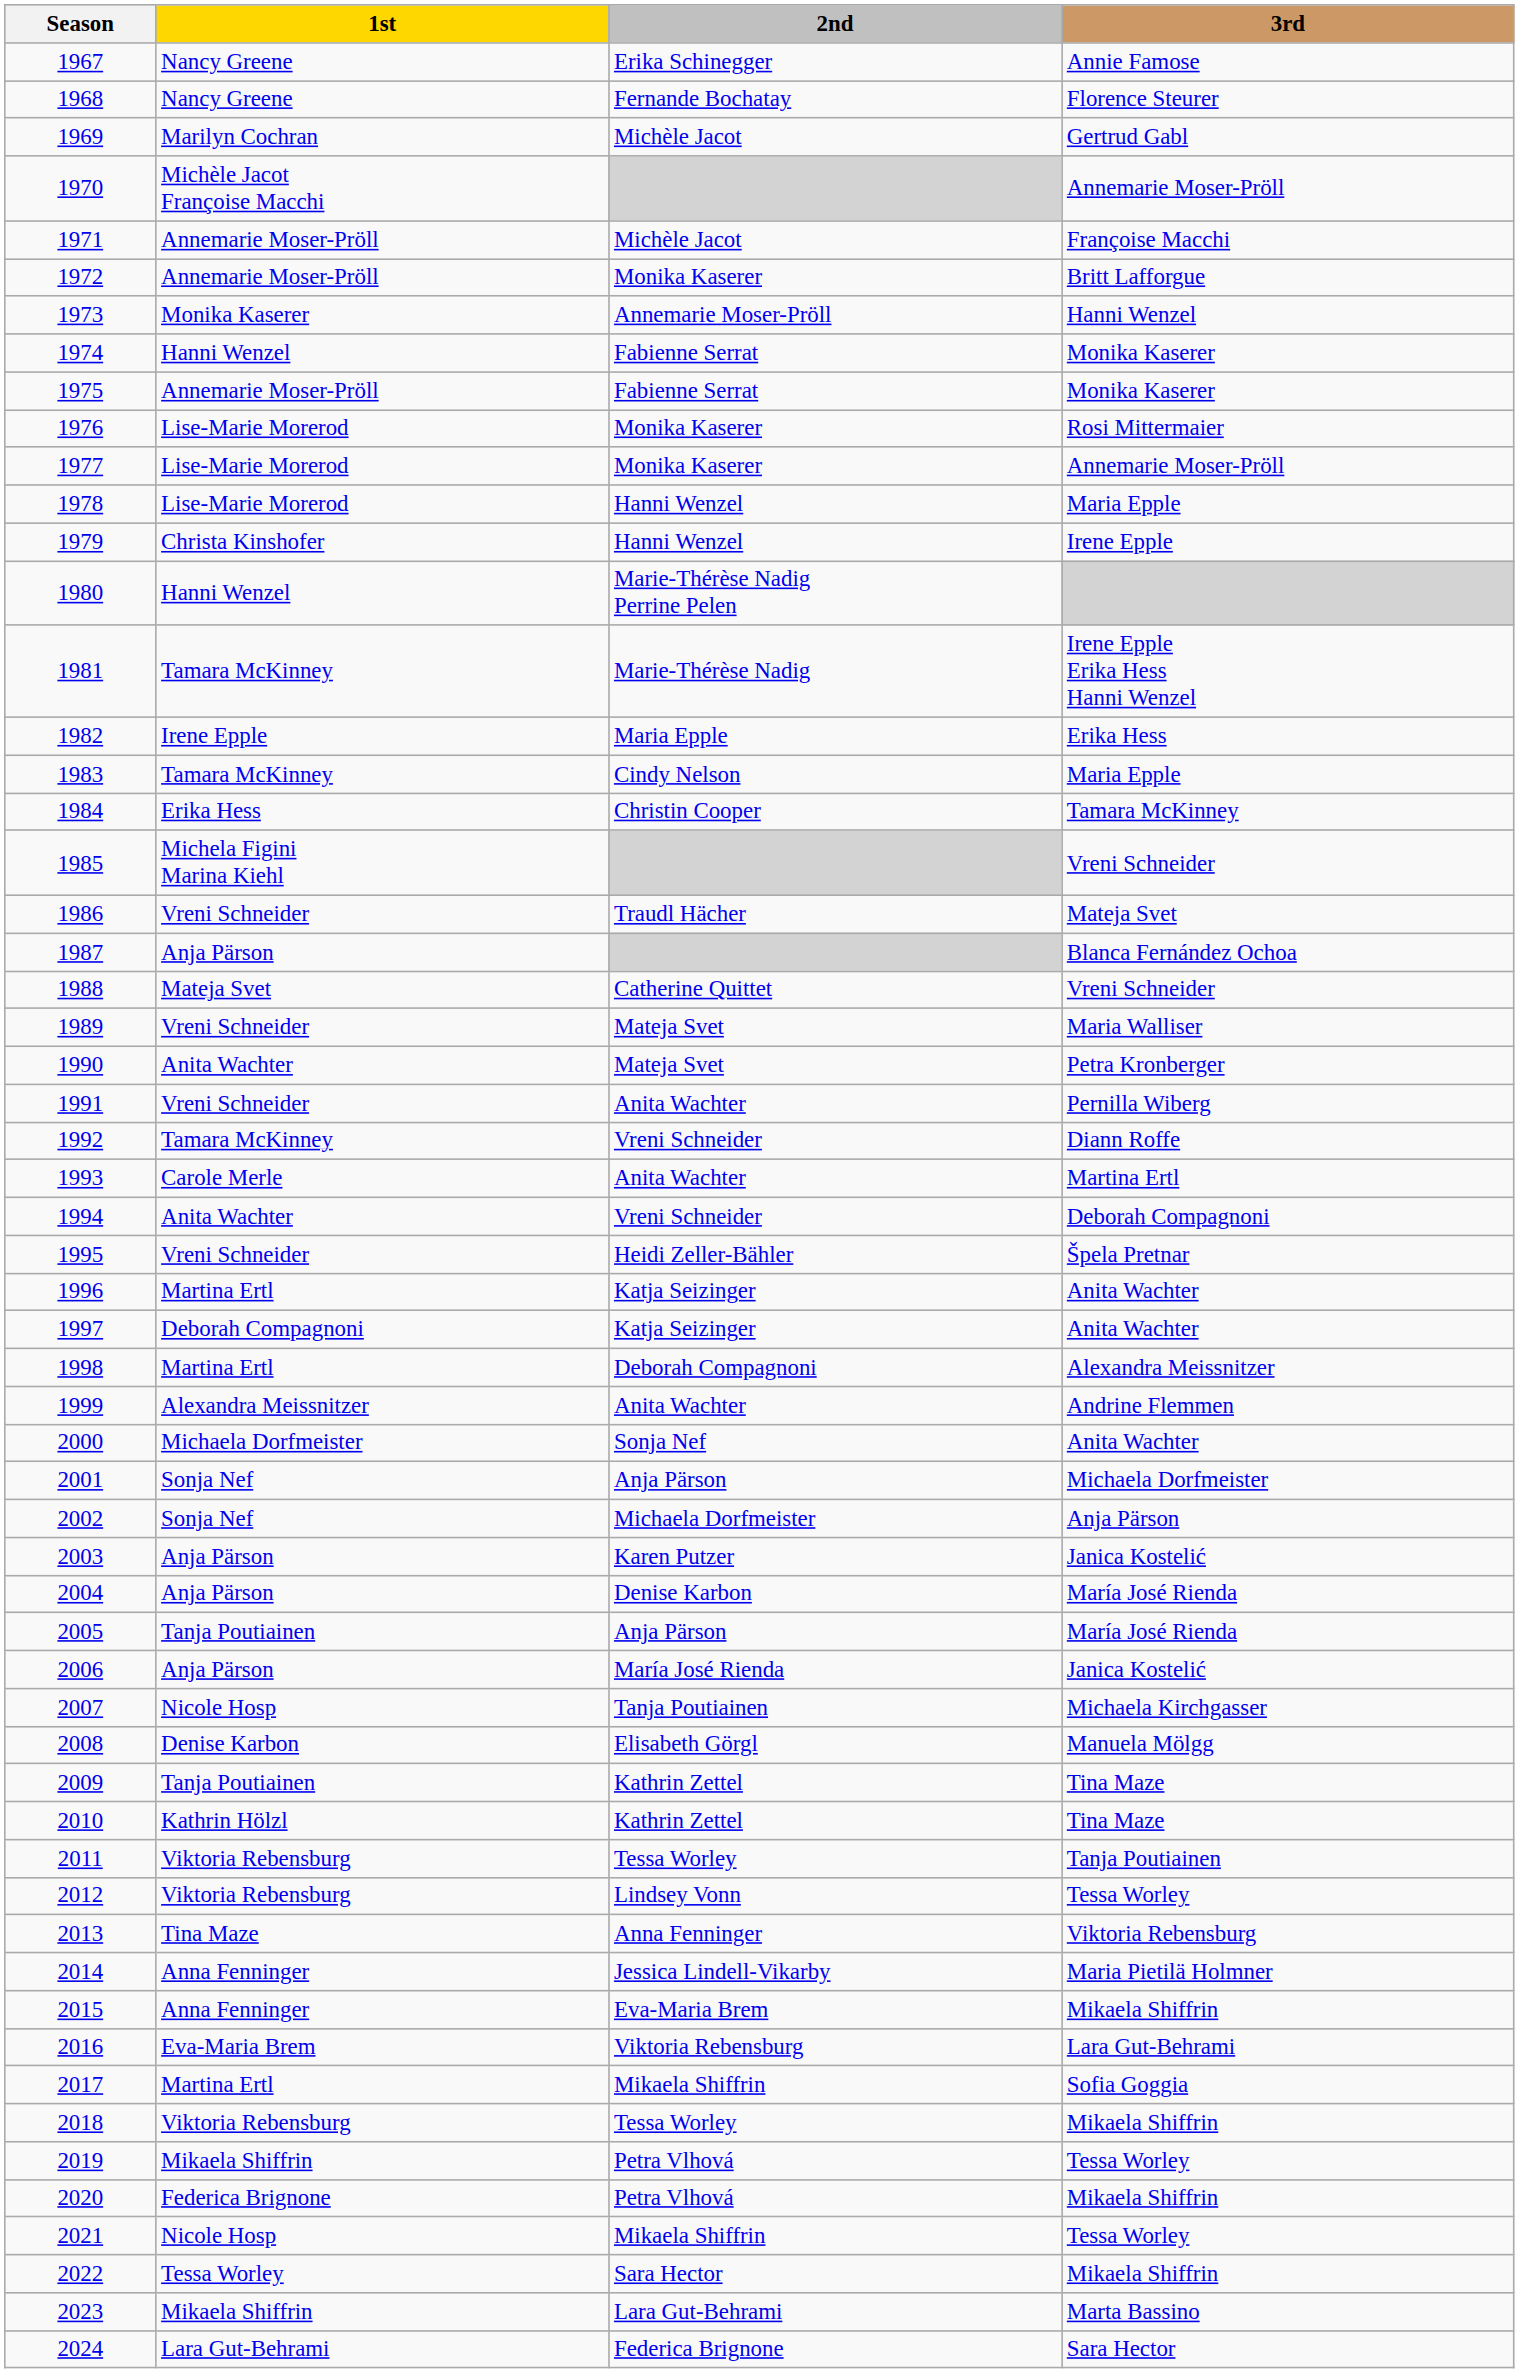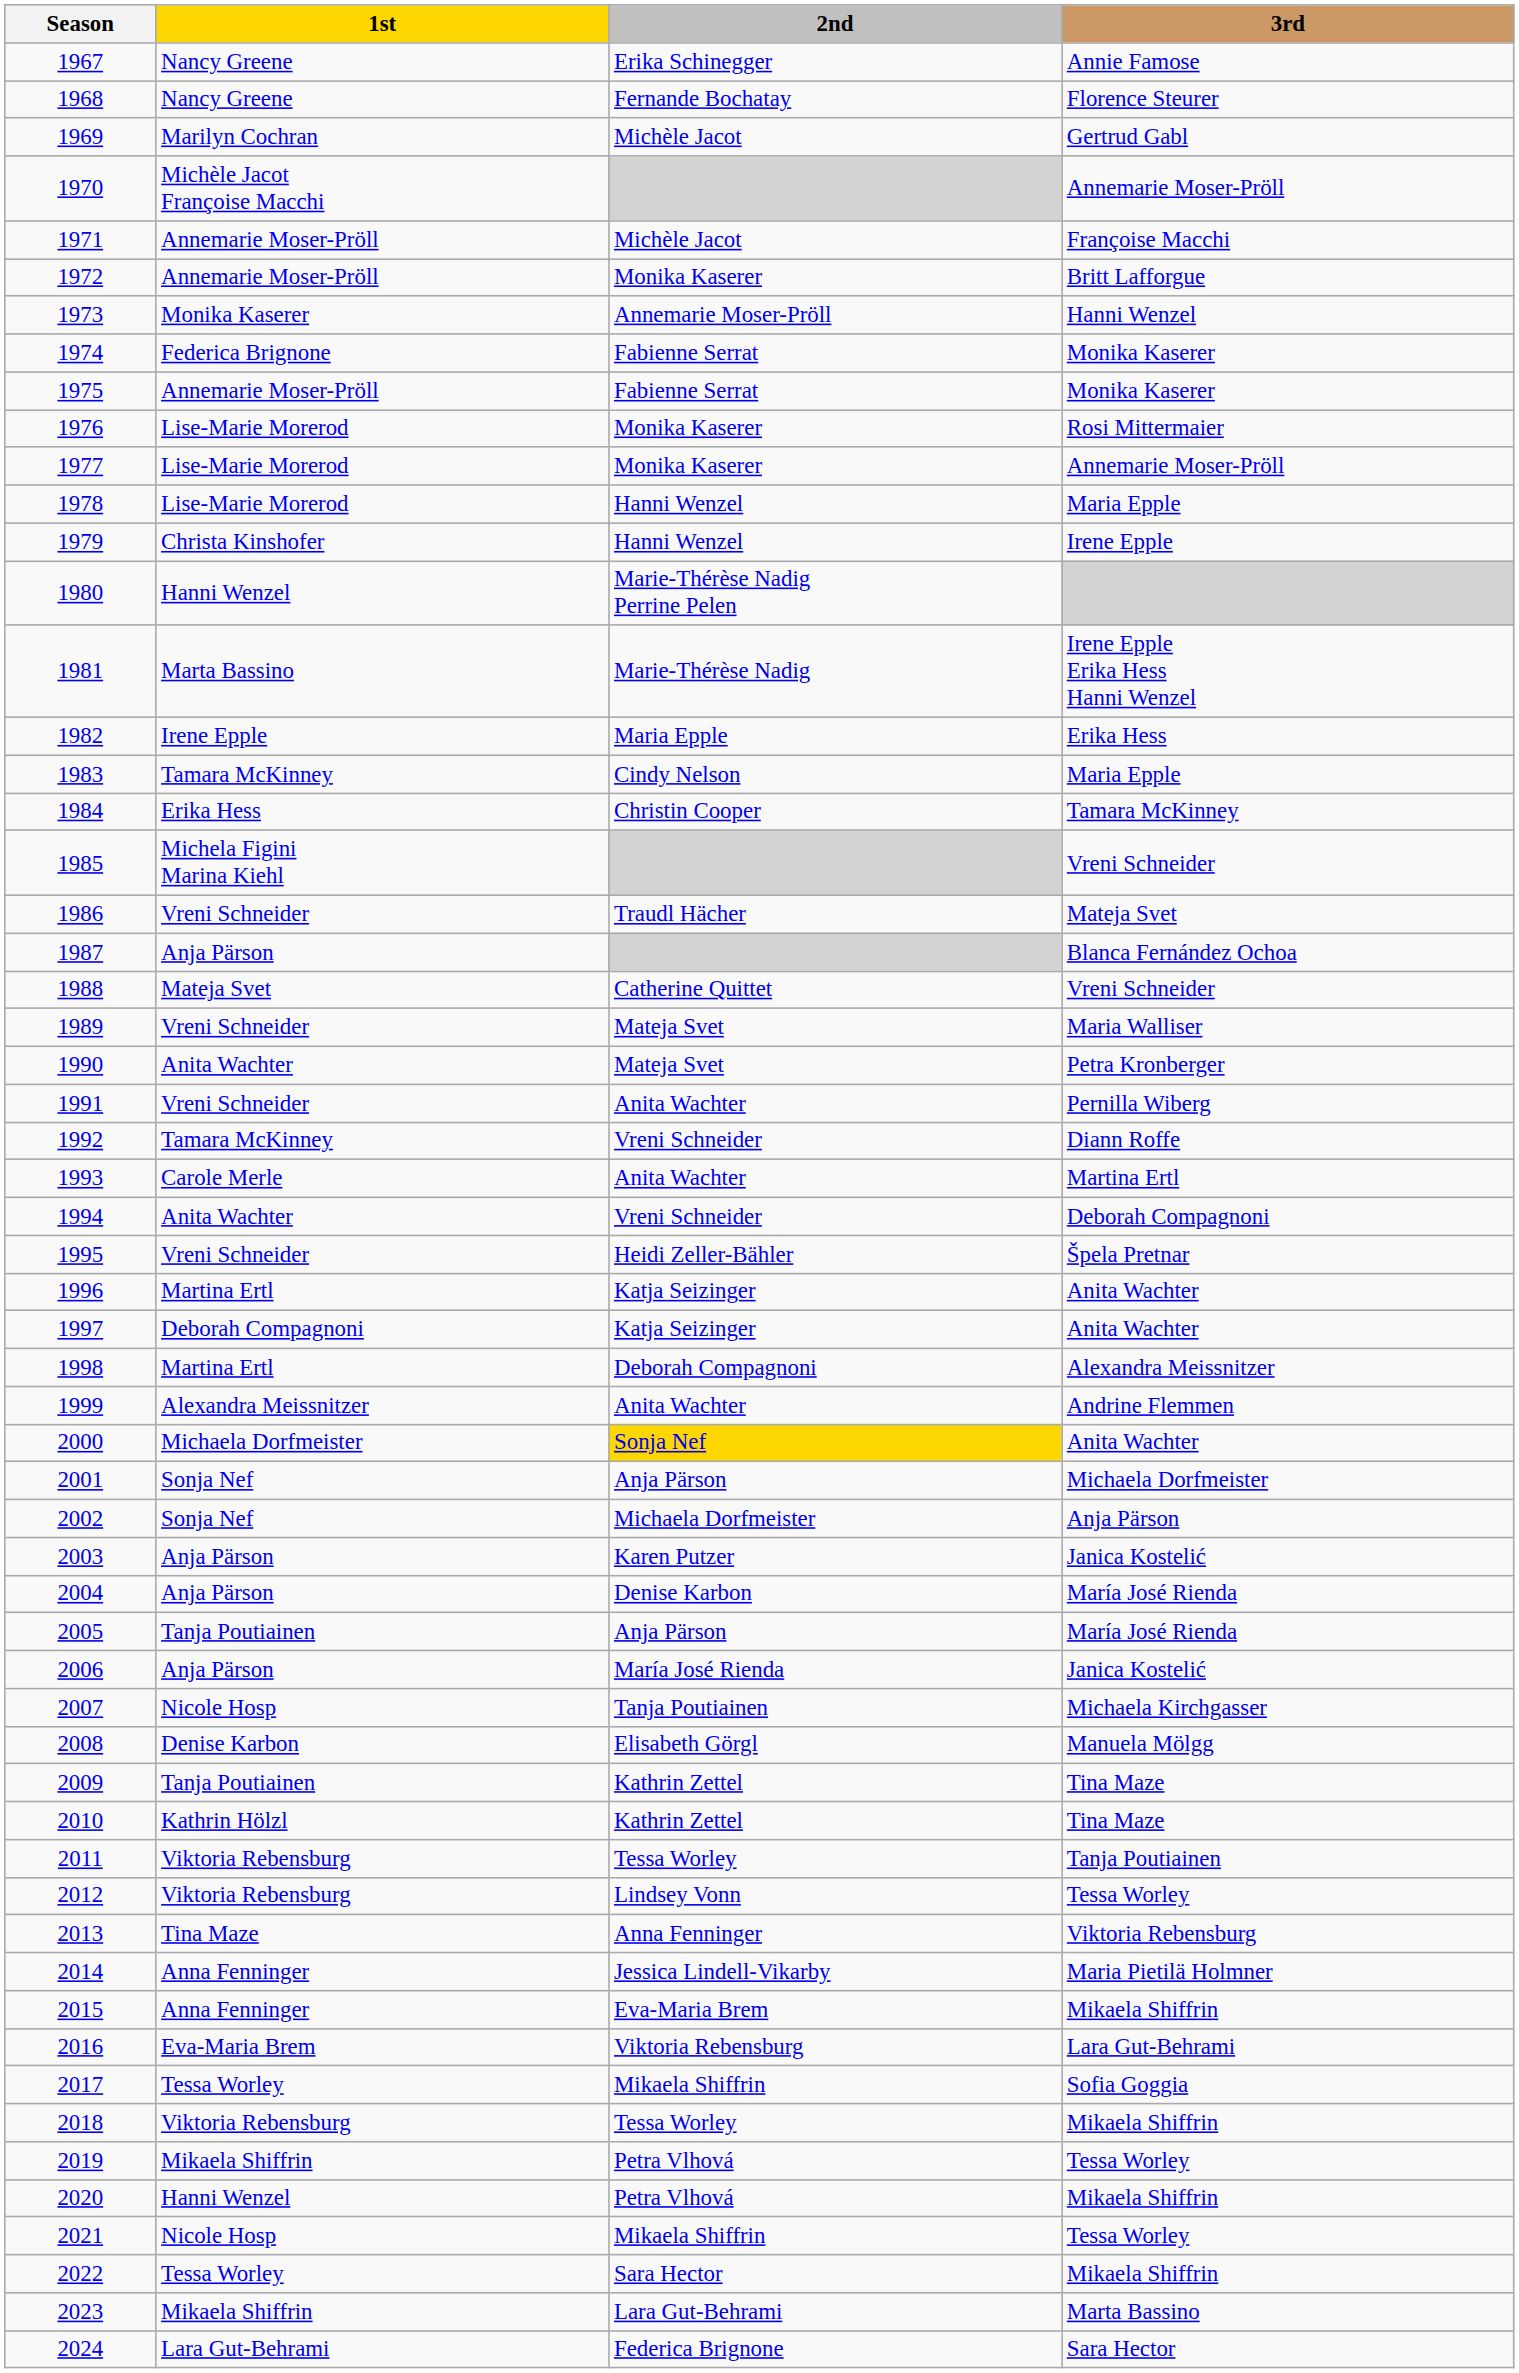(226, 352) Hanni Wenzel -> (246, 352) Federica Brignone
(247, 671) Tamara McKinney -> (228, 671) Marta Bassino
(660, 1442) no background -> (660, 1442) gold background
(217, 2084) Martina Ertl -> (222, 2084) Tessa Worley
(246, 2198) Federica Brignone -> (226, 2198) Hanni Wenzel
